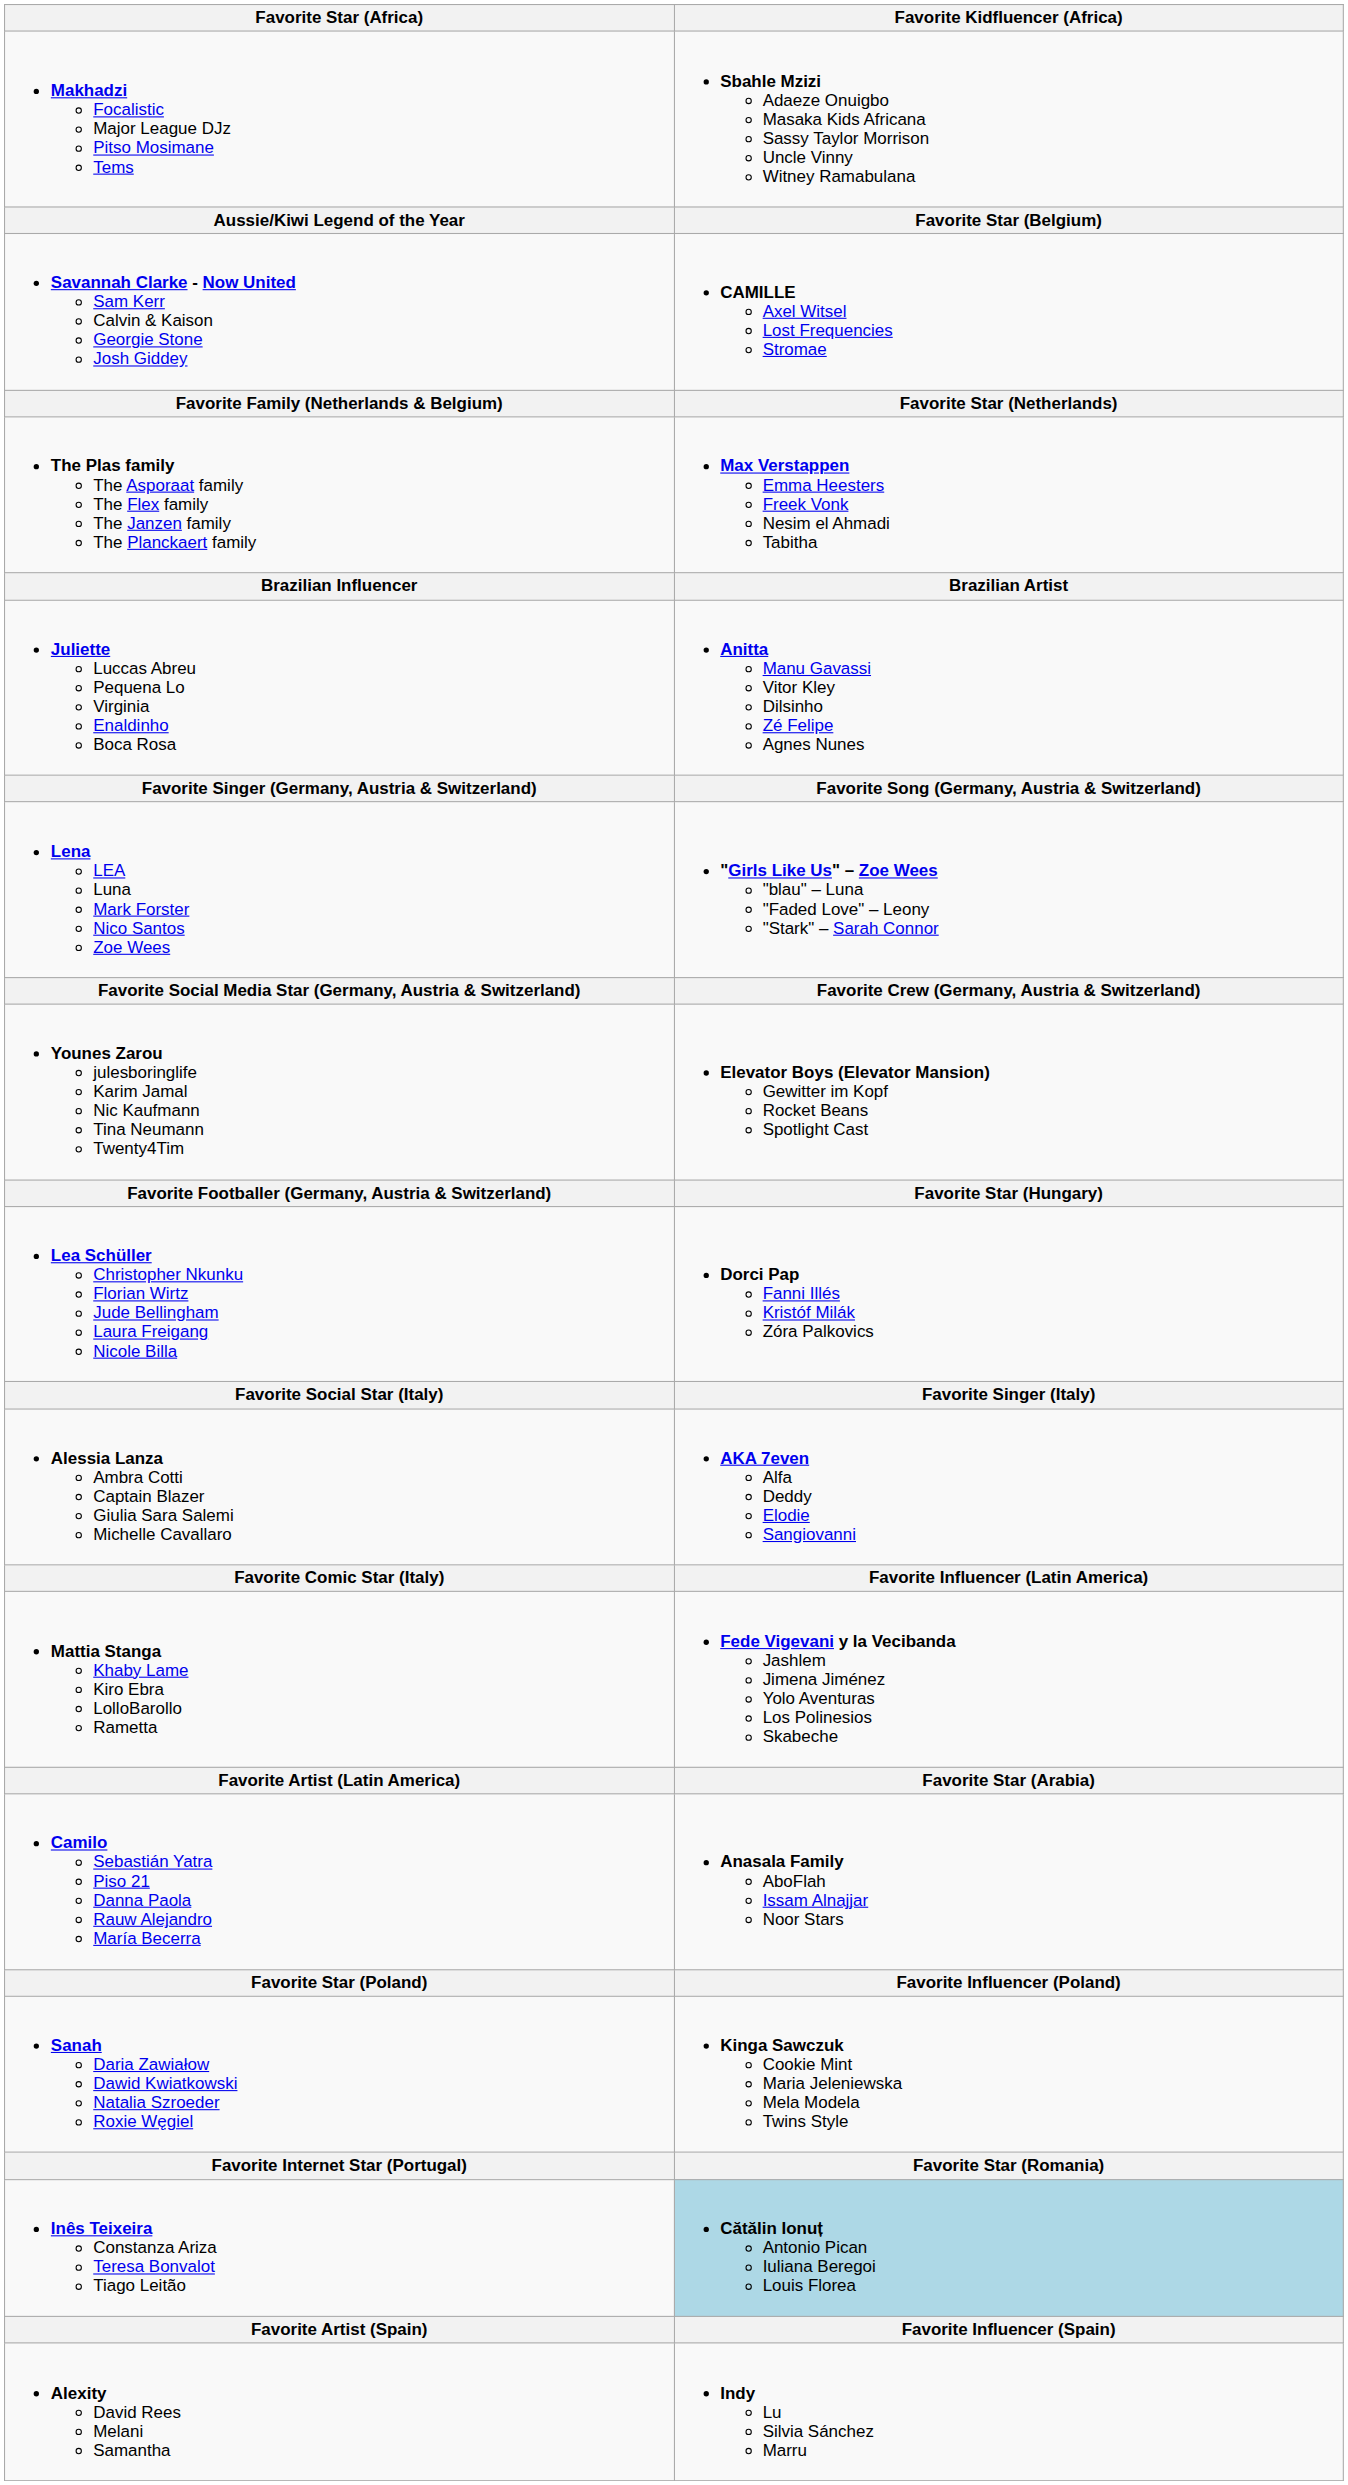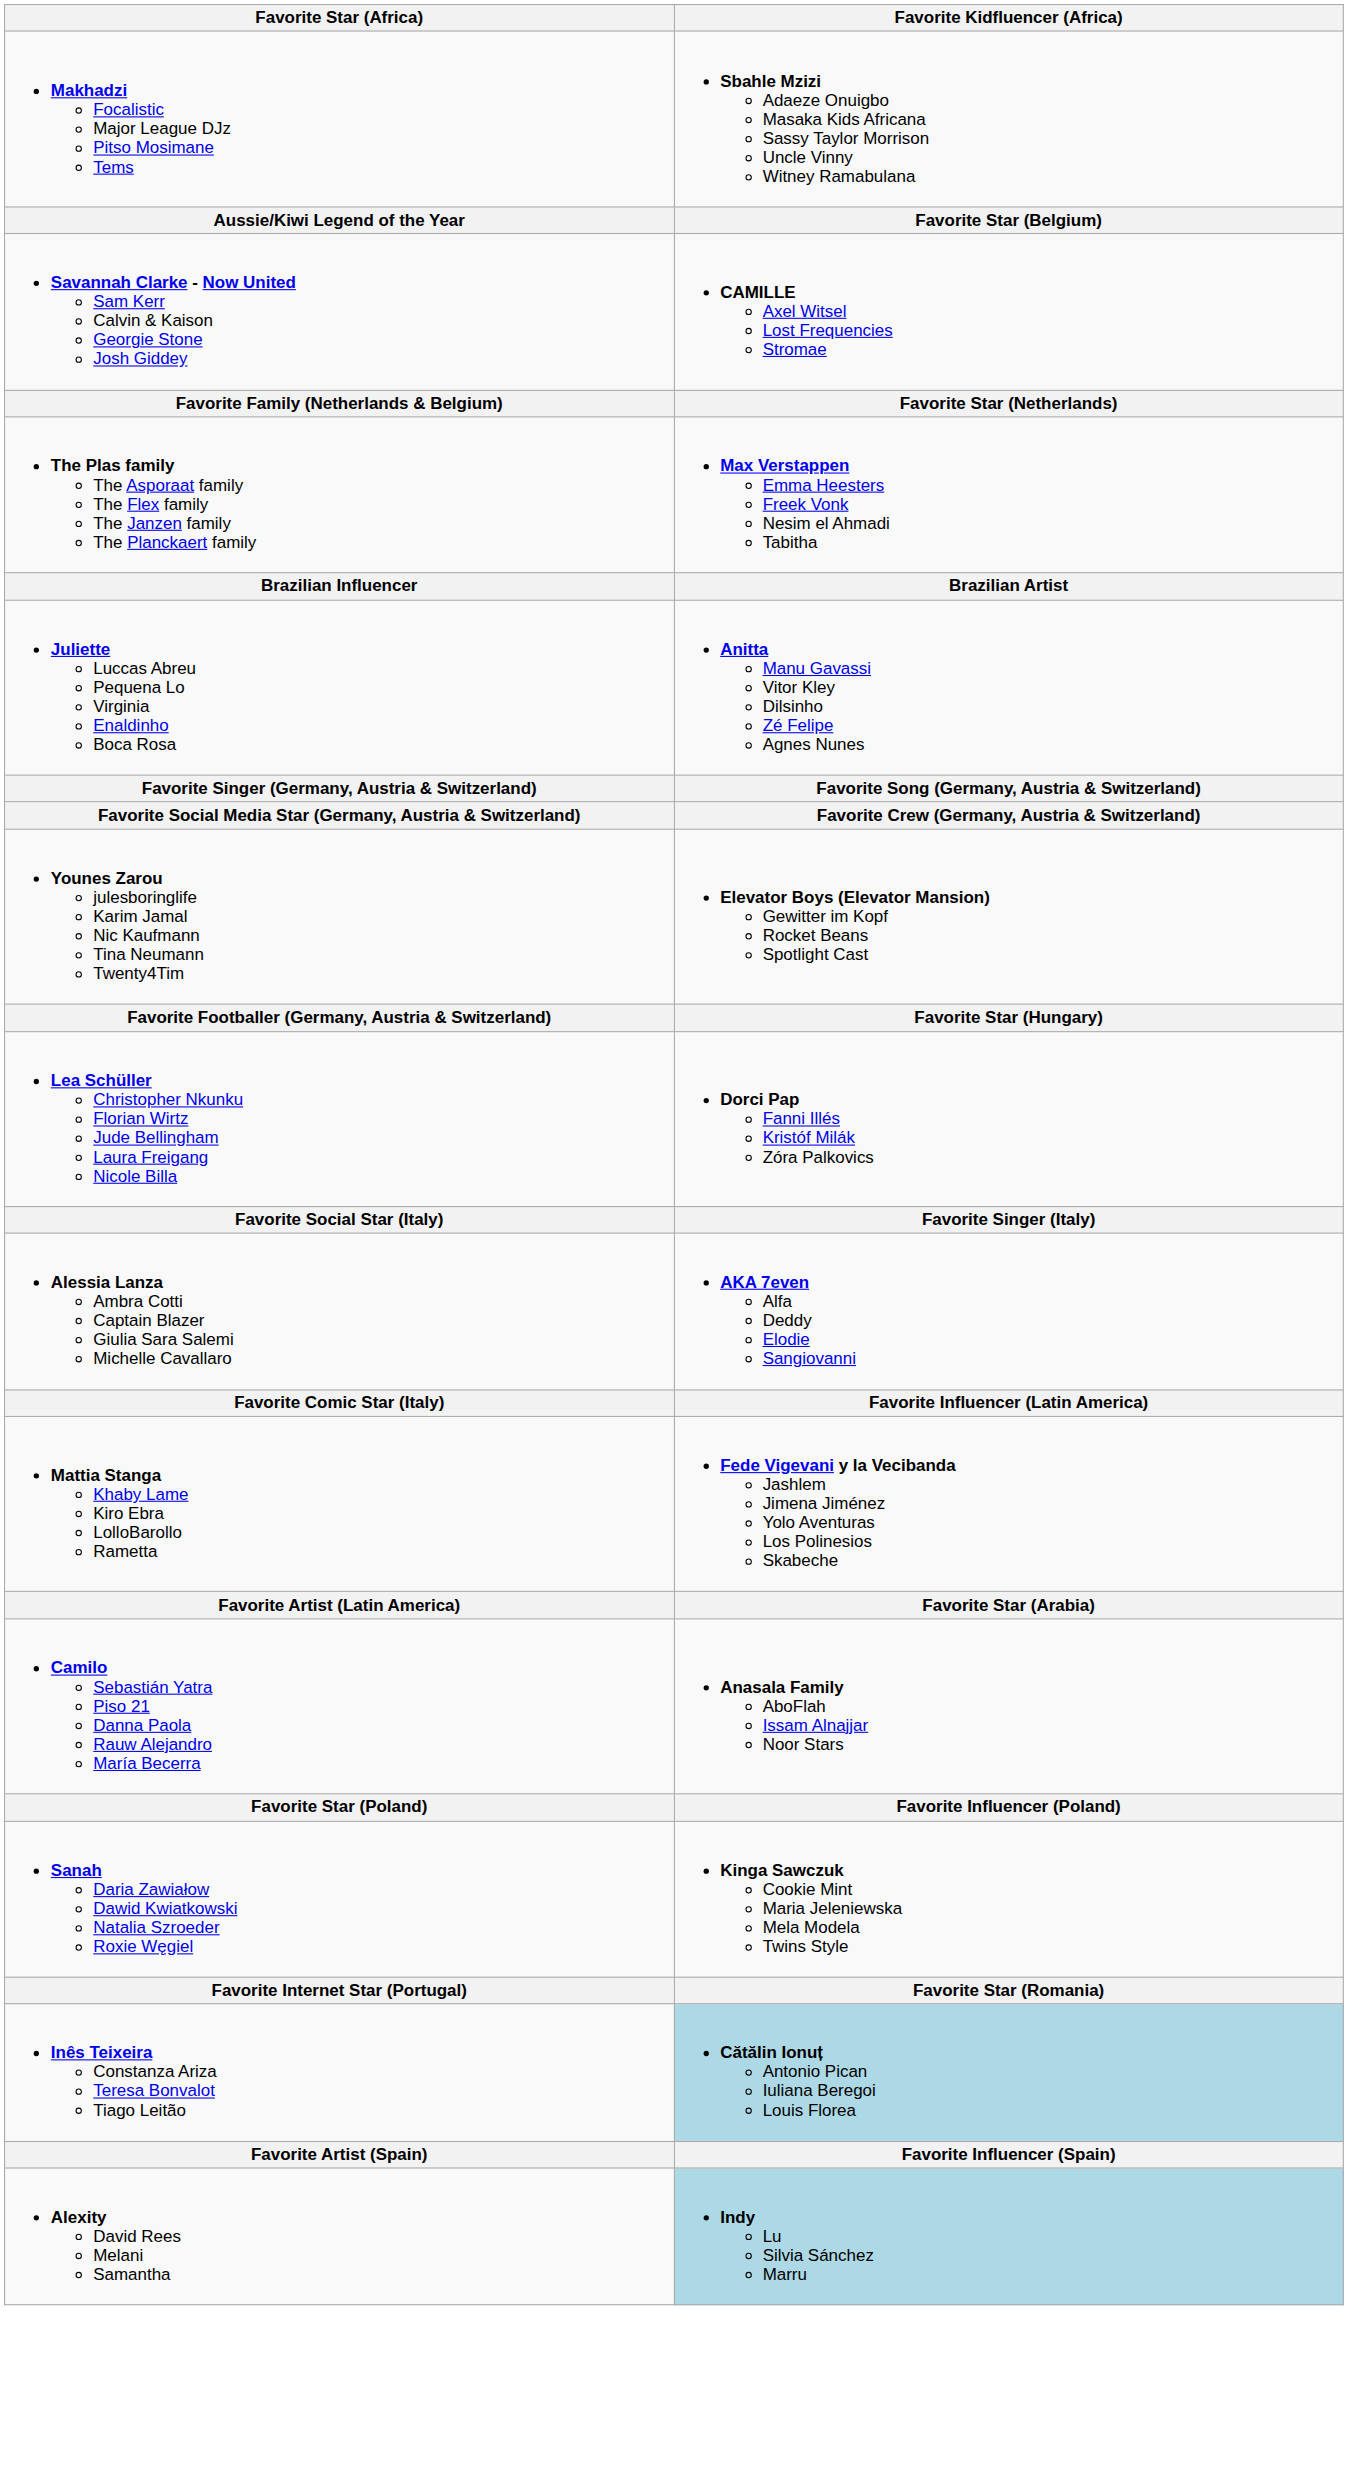- row: (339, 899)
(1009, 2421) no background -> (1009, 2246) lightblue background
